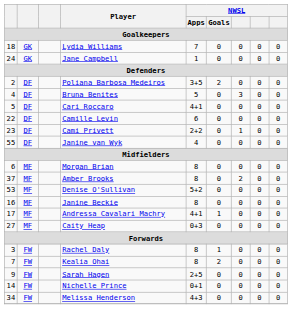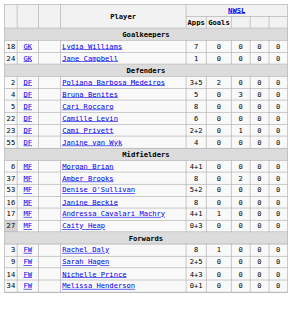(196, 106) 4+1 -> (196, 106) 8
(196, 166) 8 -> (196, 166) 4+1
(11, 226) no background -> (11, 226) lightgrey background
- row: (86, 262)
(196, 286) 0+1 -> (196, 274) 4+3
(196, 298) 4+3 -> (196, 286) 0+1
